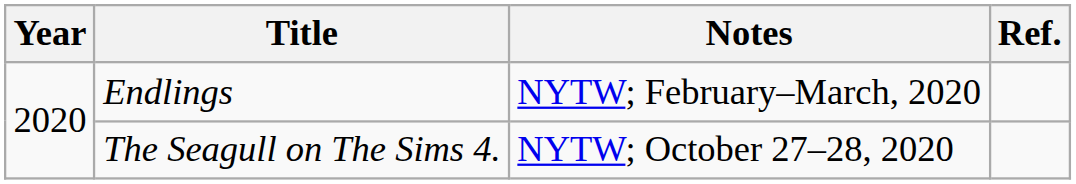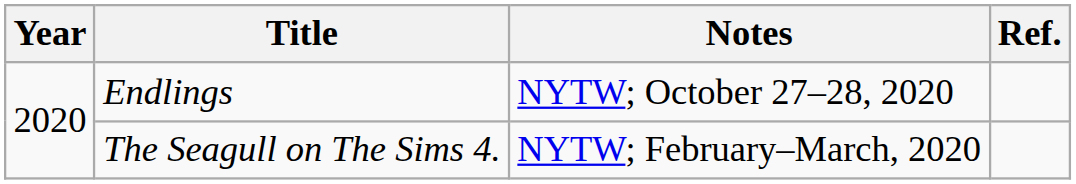(749, 91) NYTW; February–March, 2020 -> (736, 91) NYTW; October 27–28, 2020
(736, 149) NYTW; October 27–28, 2020 -> (749, 149) NYTW; February–March, 2020
